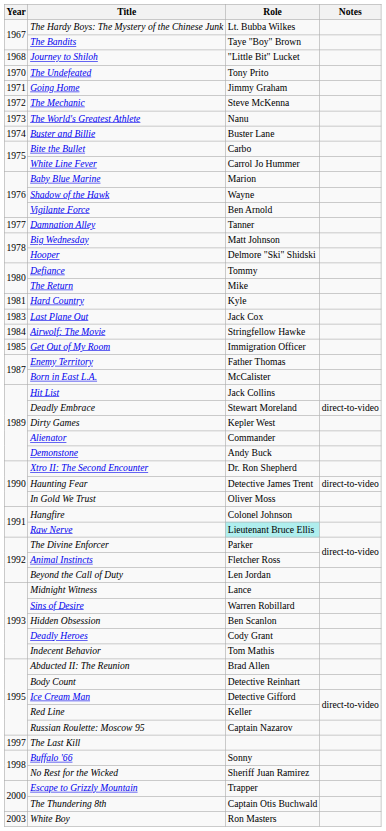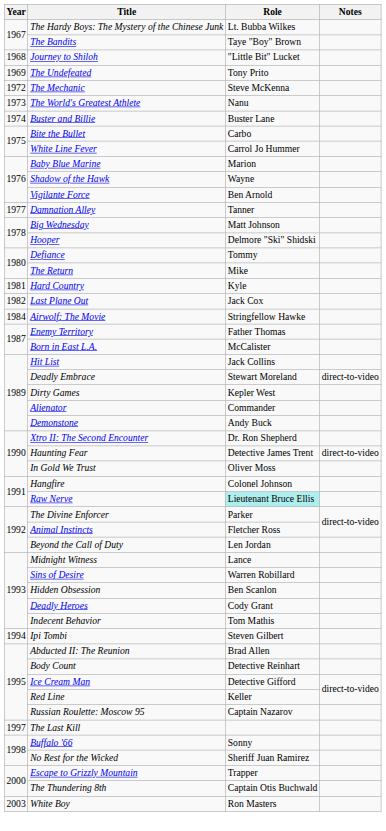(16, 73) 1970 -> (16, 73) 1969
- row: (55, 88)
(16, 316) 1983 -> (16, 301) 1982
- row: (70, 347)
+ row: (48, 636)
